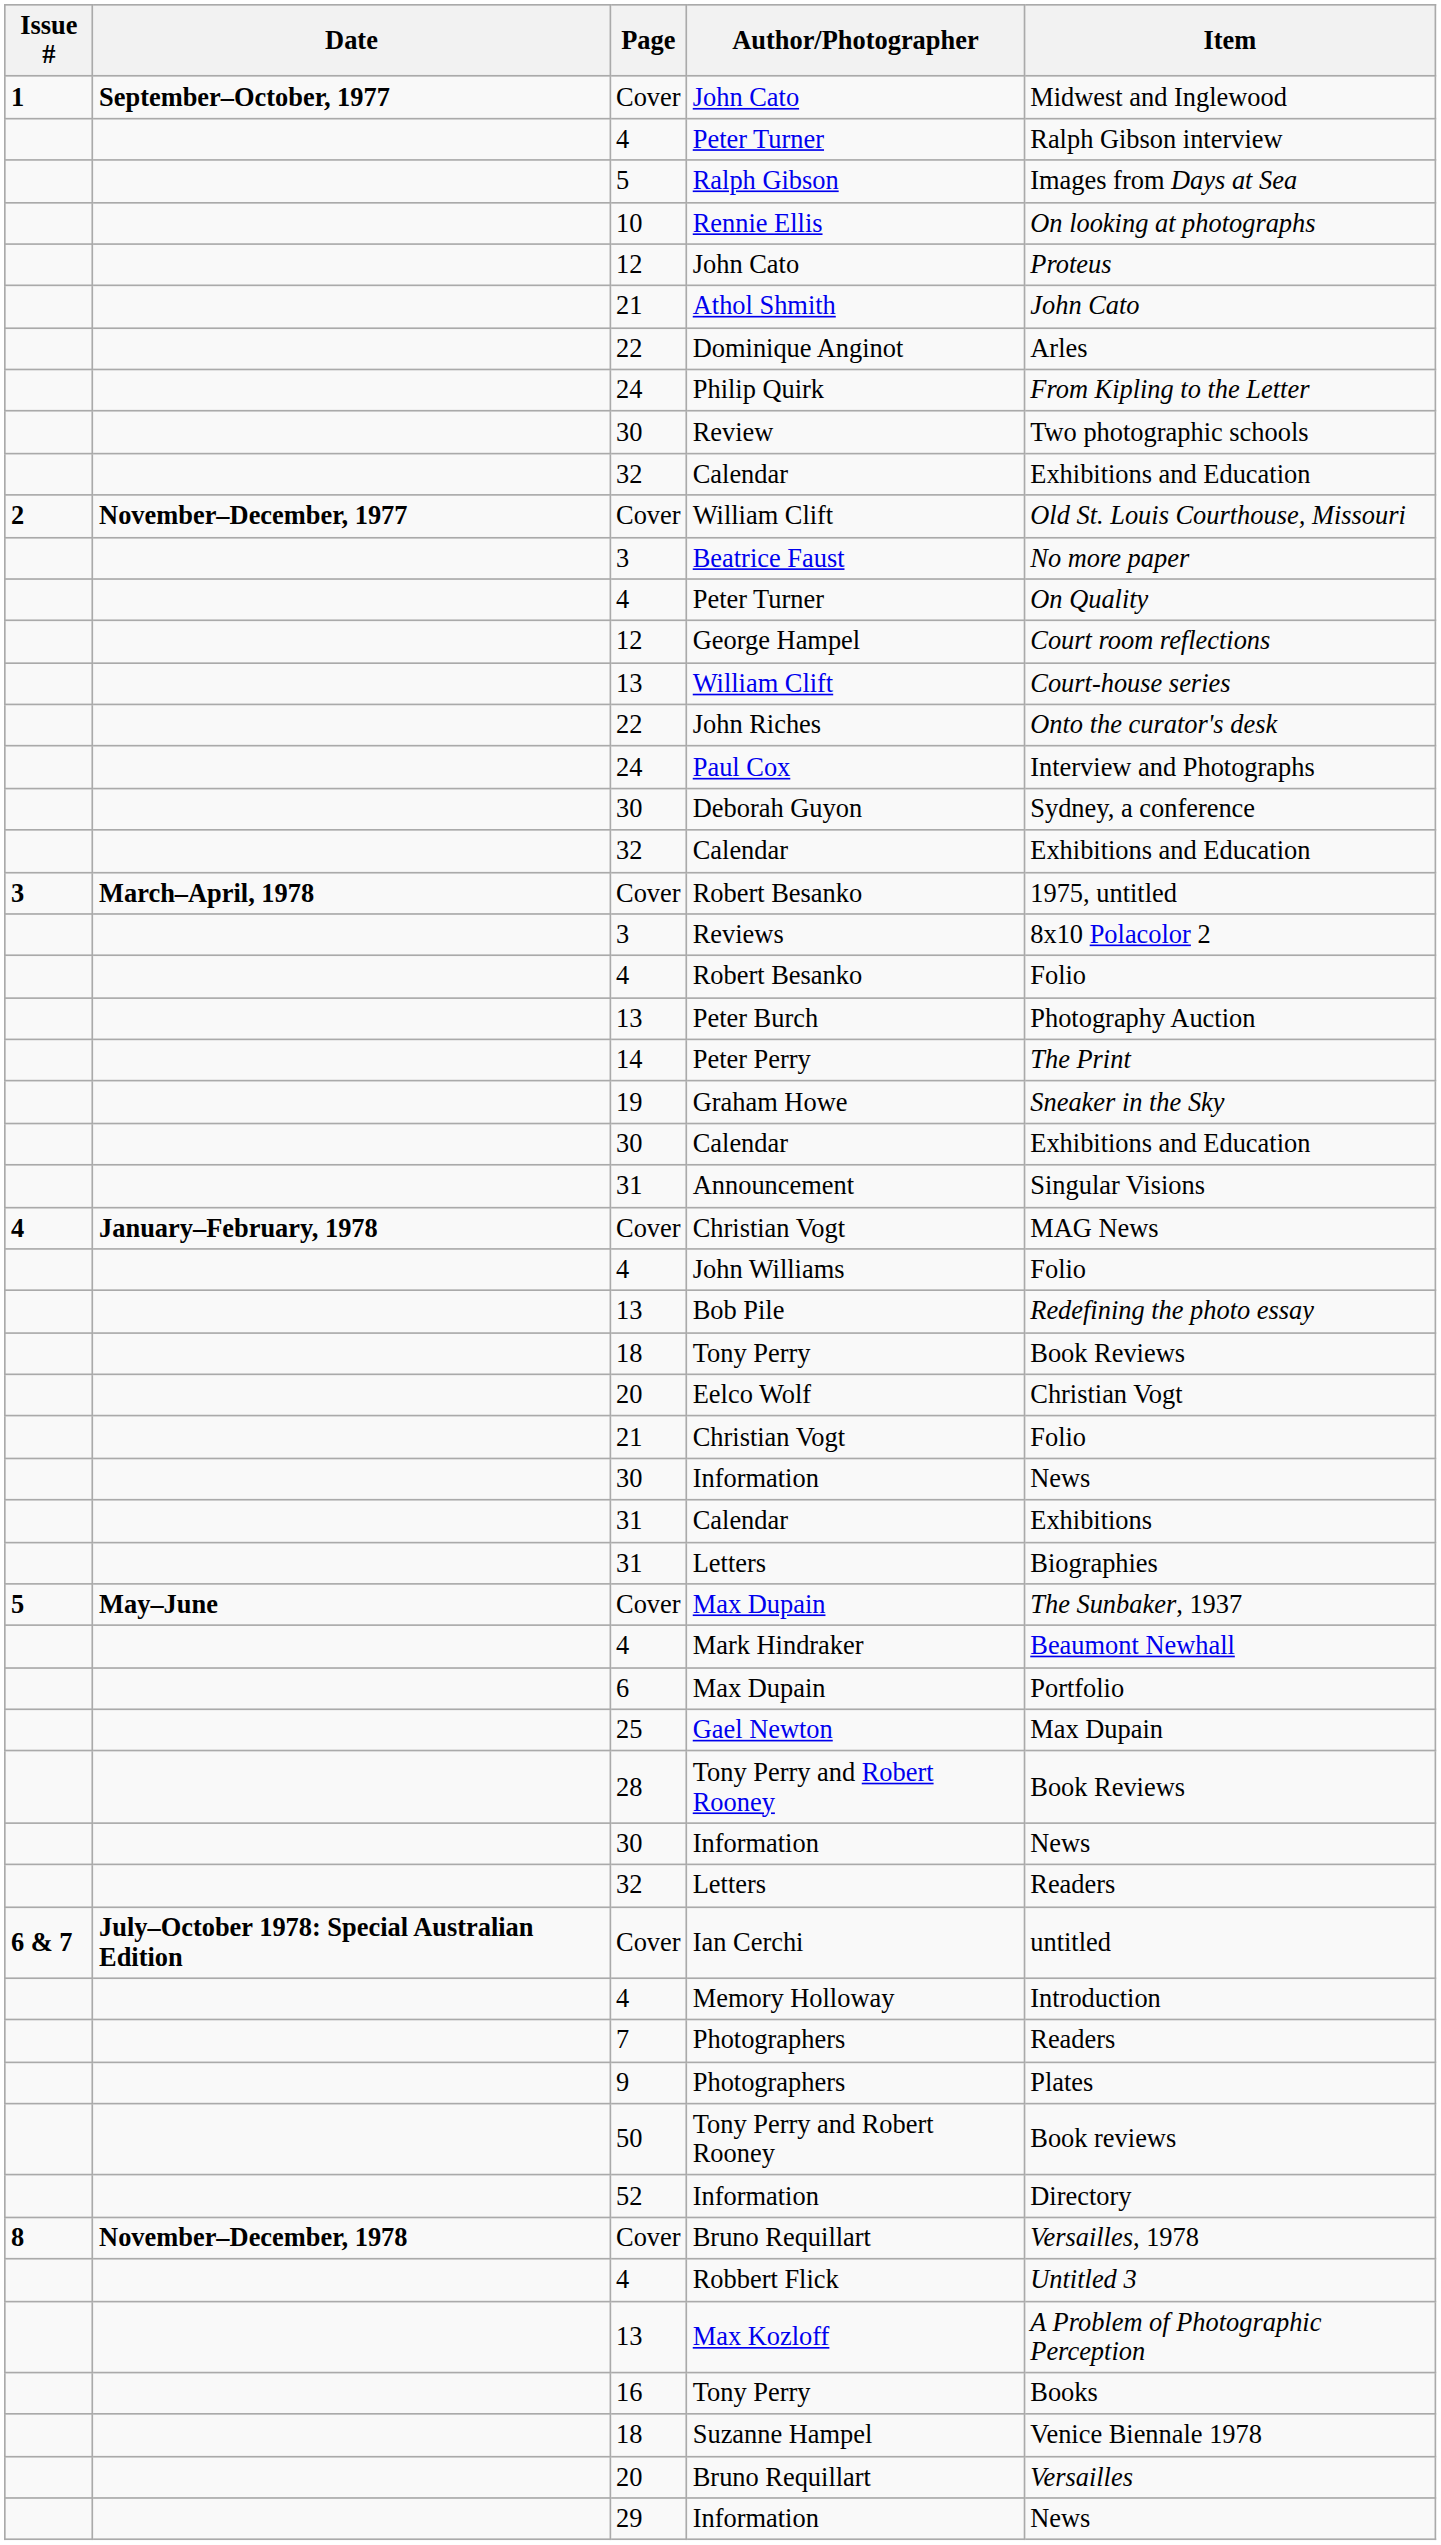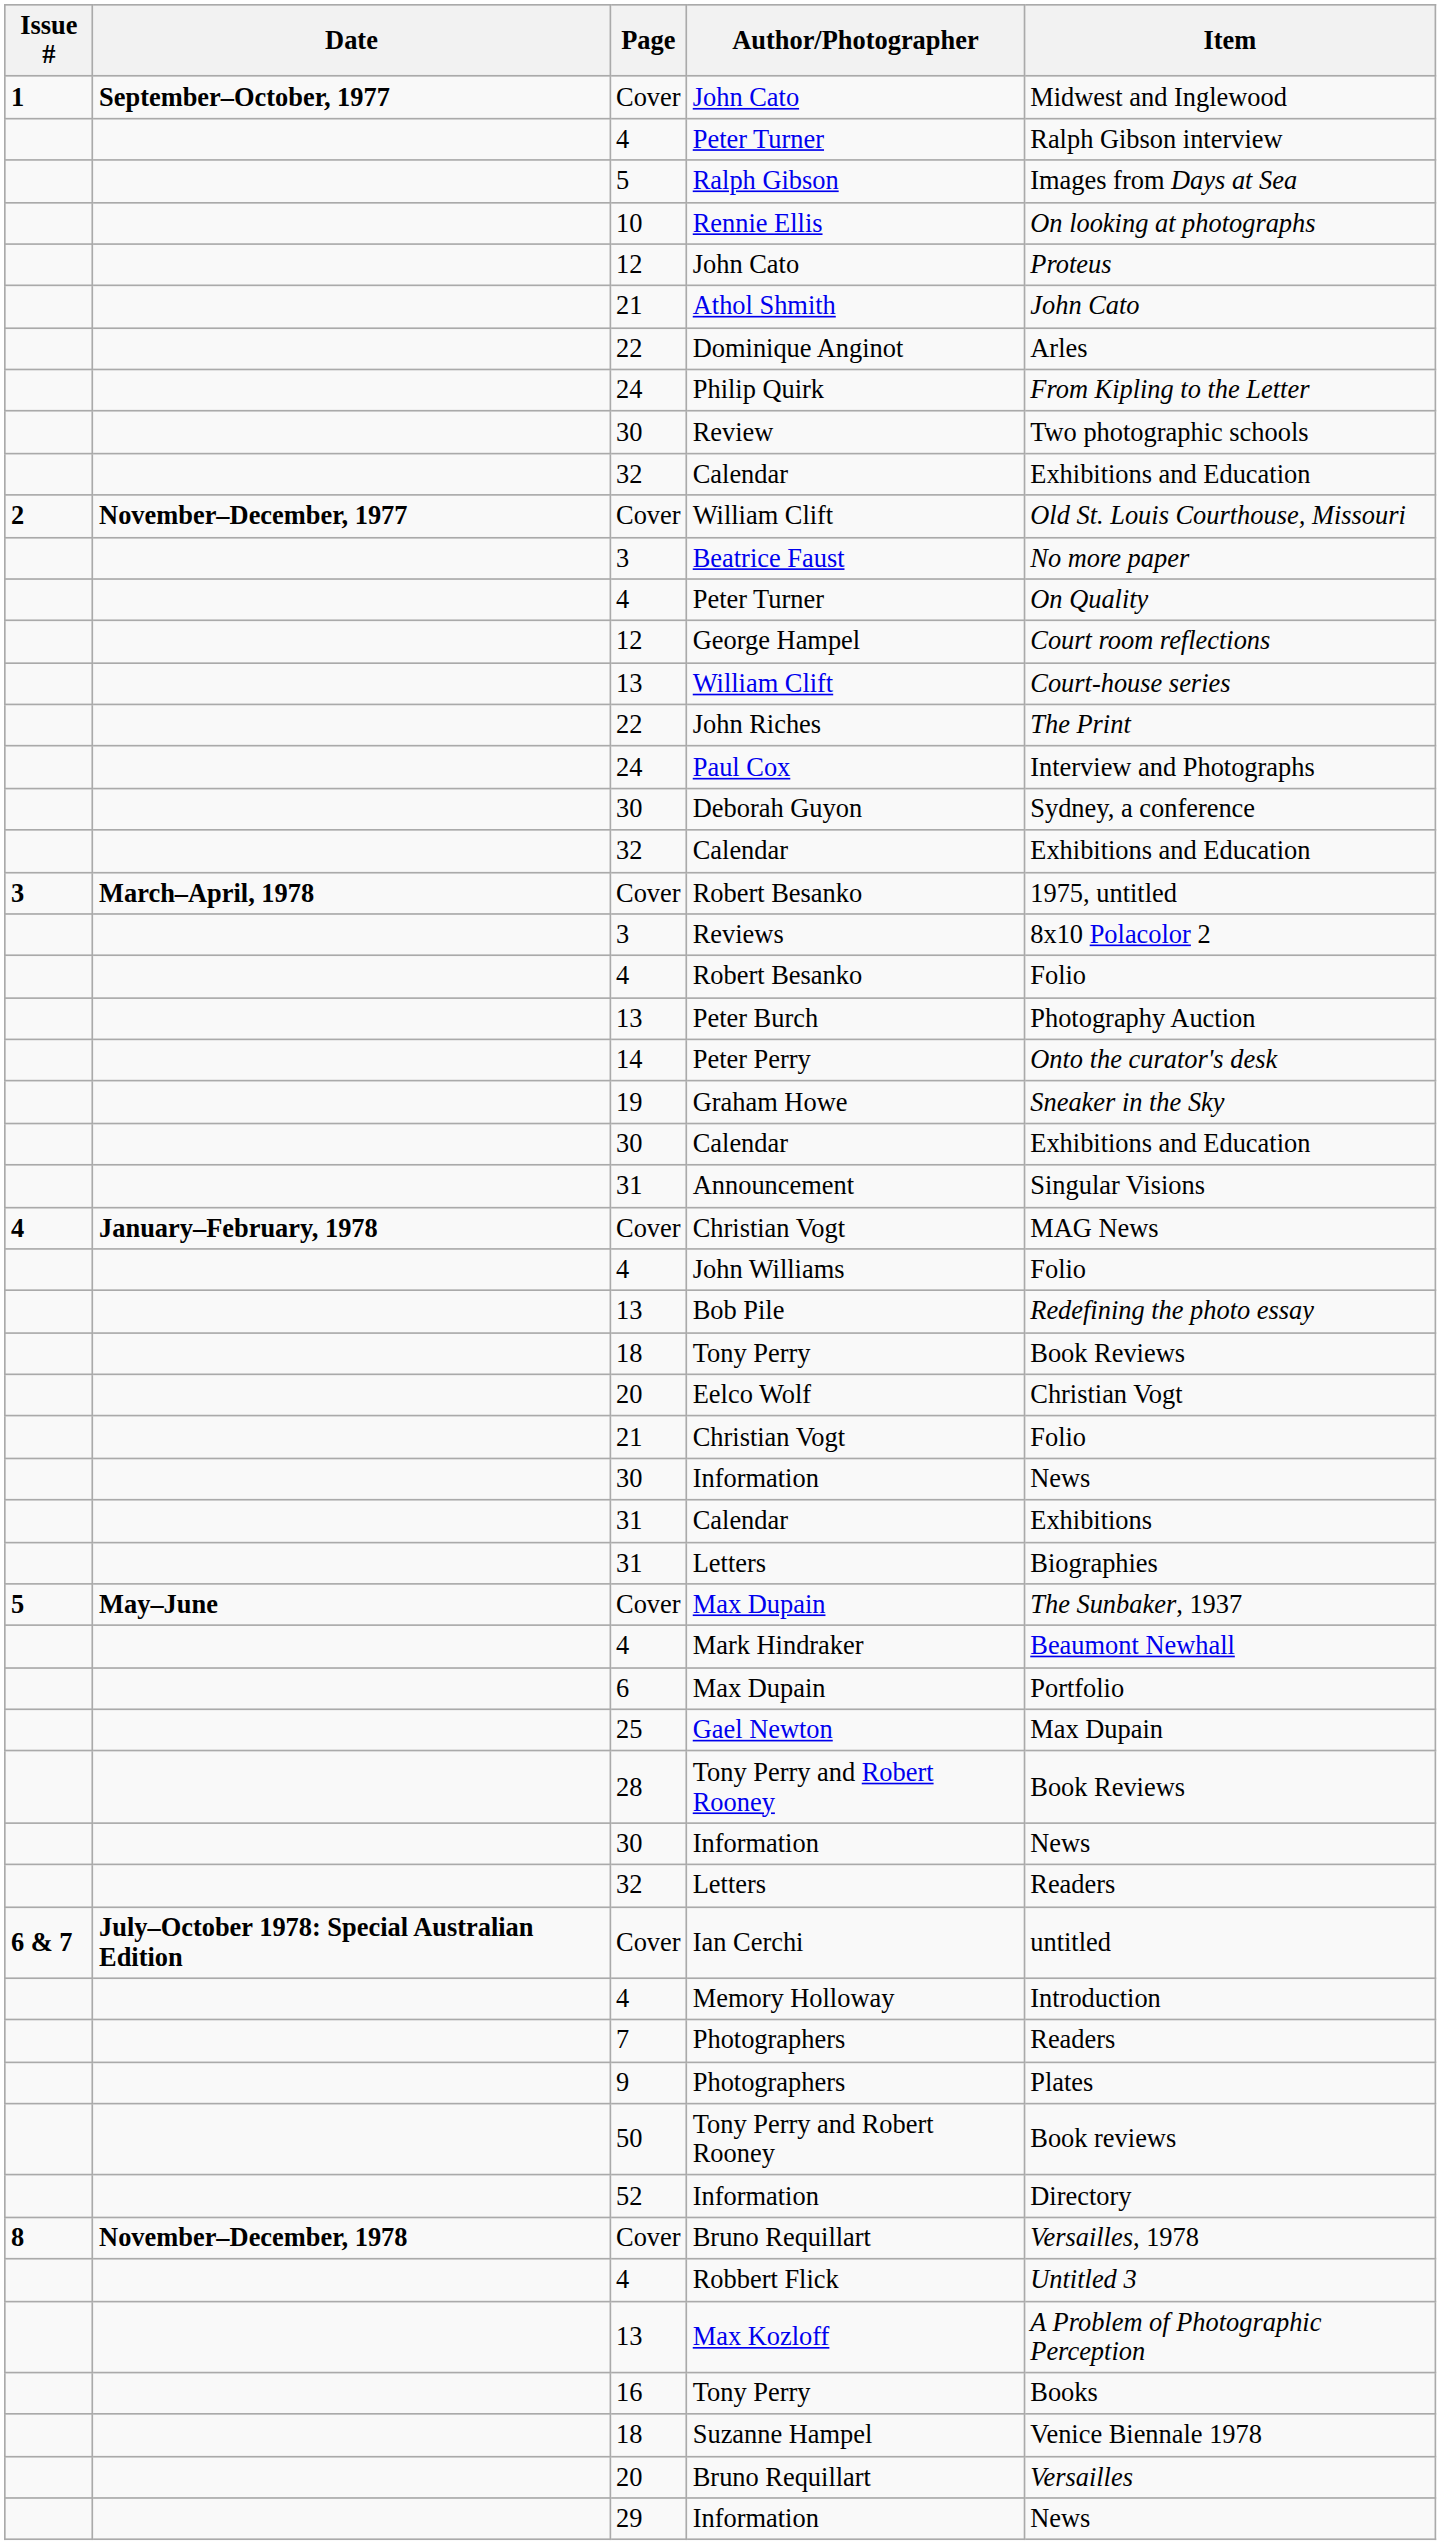(1154, 725) Onto the curator's desk -> (1081, 725) The Print
(1081, 1059) The Print -> (1154, 1059) Onto the curator's desk
